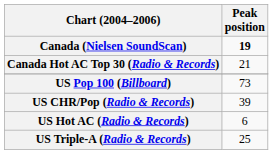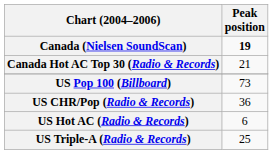(245, 102) 39 -> (245, 102) 36
